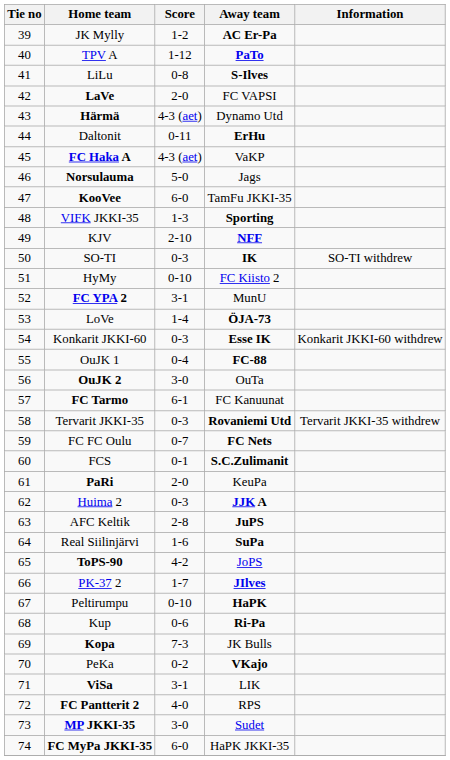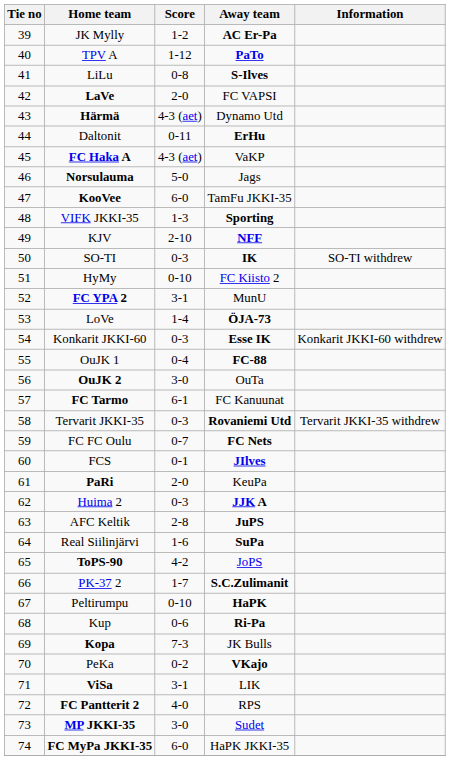(250, 461) S.C.Zulimanit -> (250, 461) JIlves
(250, 583) JIlves -> (250, 583) S.C.Zulimanit
